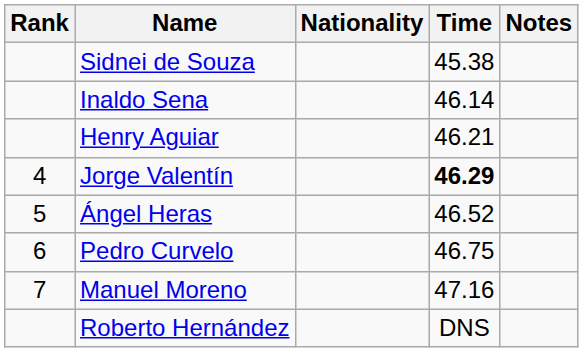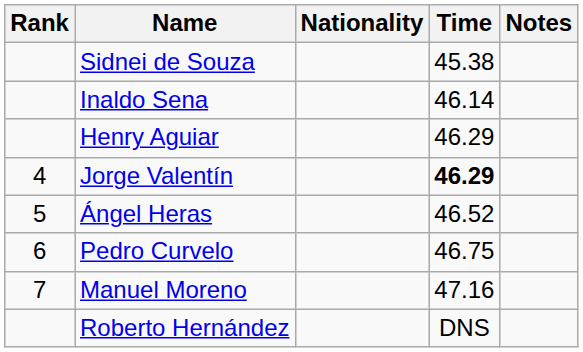(464, 137) 46.21 -> (464, 137) 46.29
